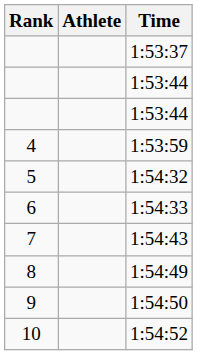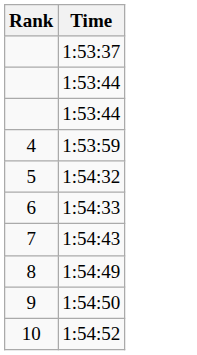- column: (92, 20)
